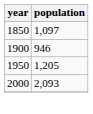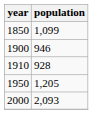(46, 30) 1,097 -> (46, 30) 1,099
+ row: (18, 65)
